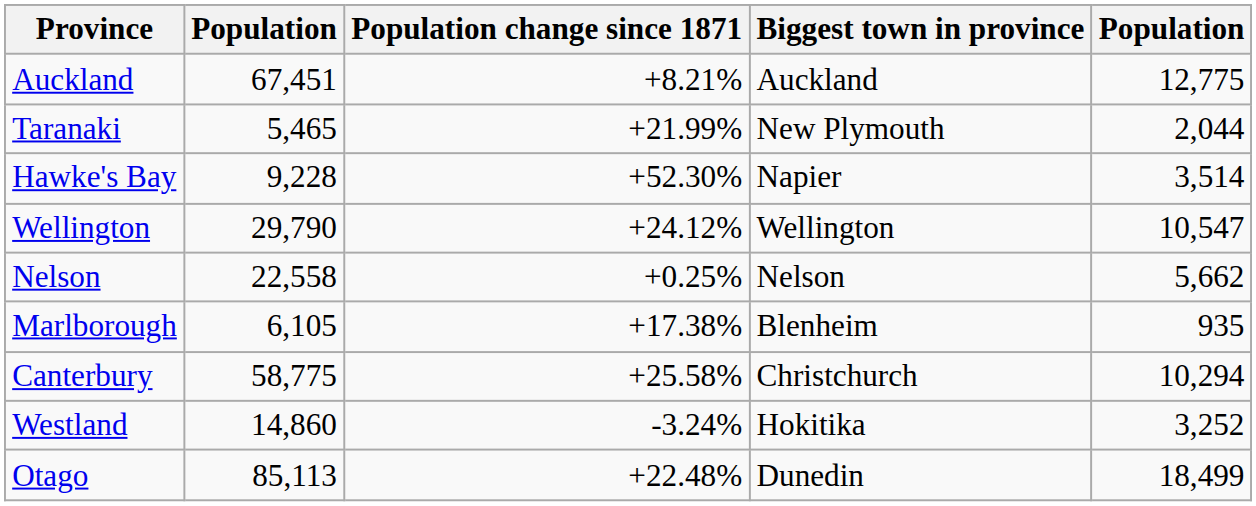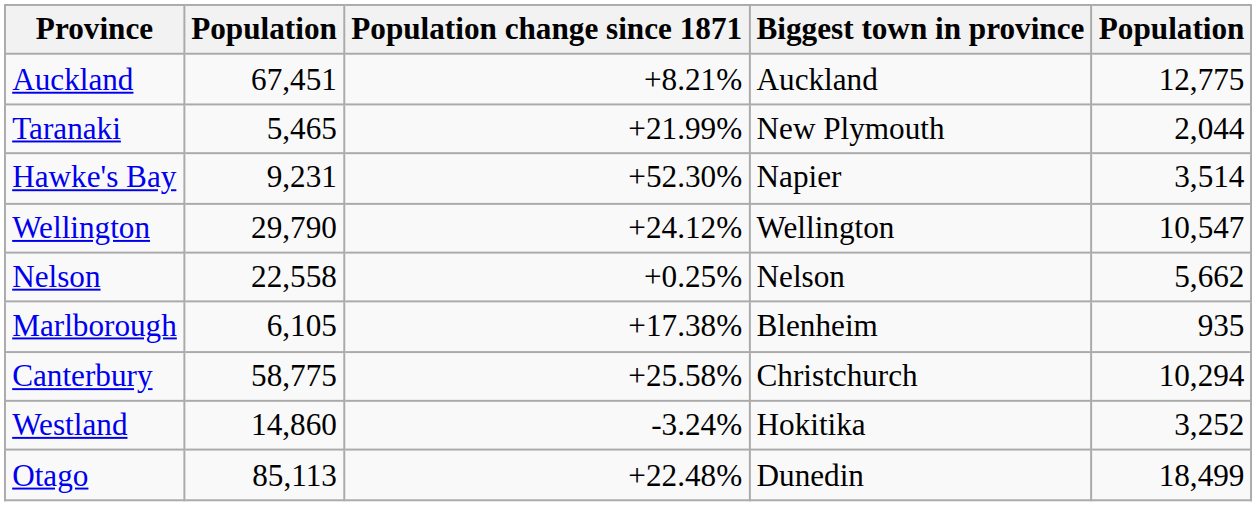(302, 177) 9,228 -> (302, 177) 9,231
